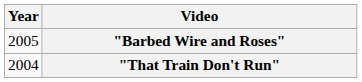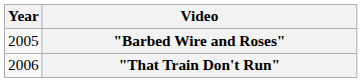(23, 65) 2004 -> (23, 65) 2006
